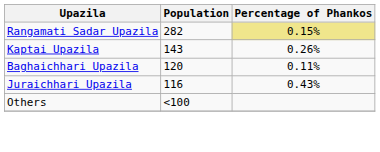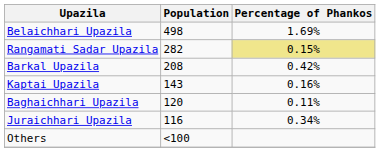+ row: (69, 31)
+ row: (53, 67)
(303, 49) 0.26% -> (303, 85) 0.16%
(303, 85) 0.43% -> (303, 120) 0.34%
